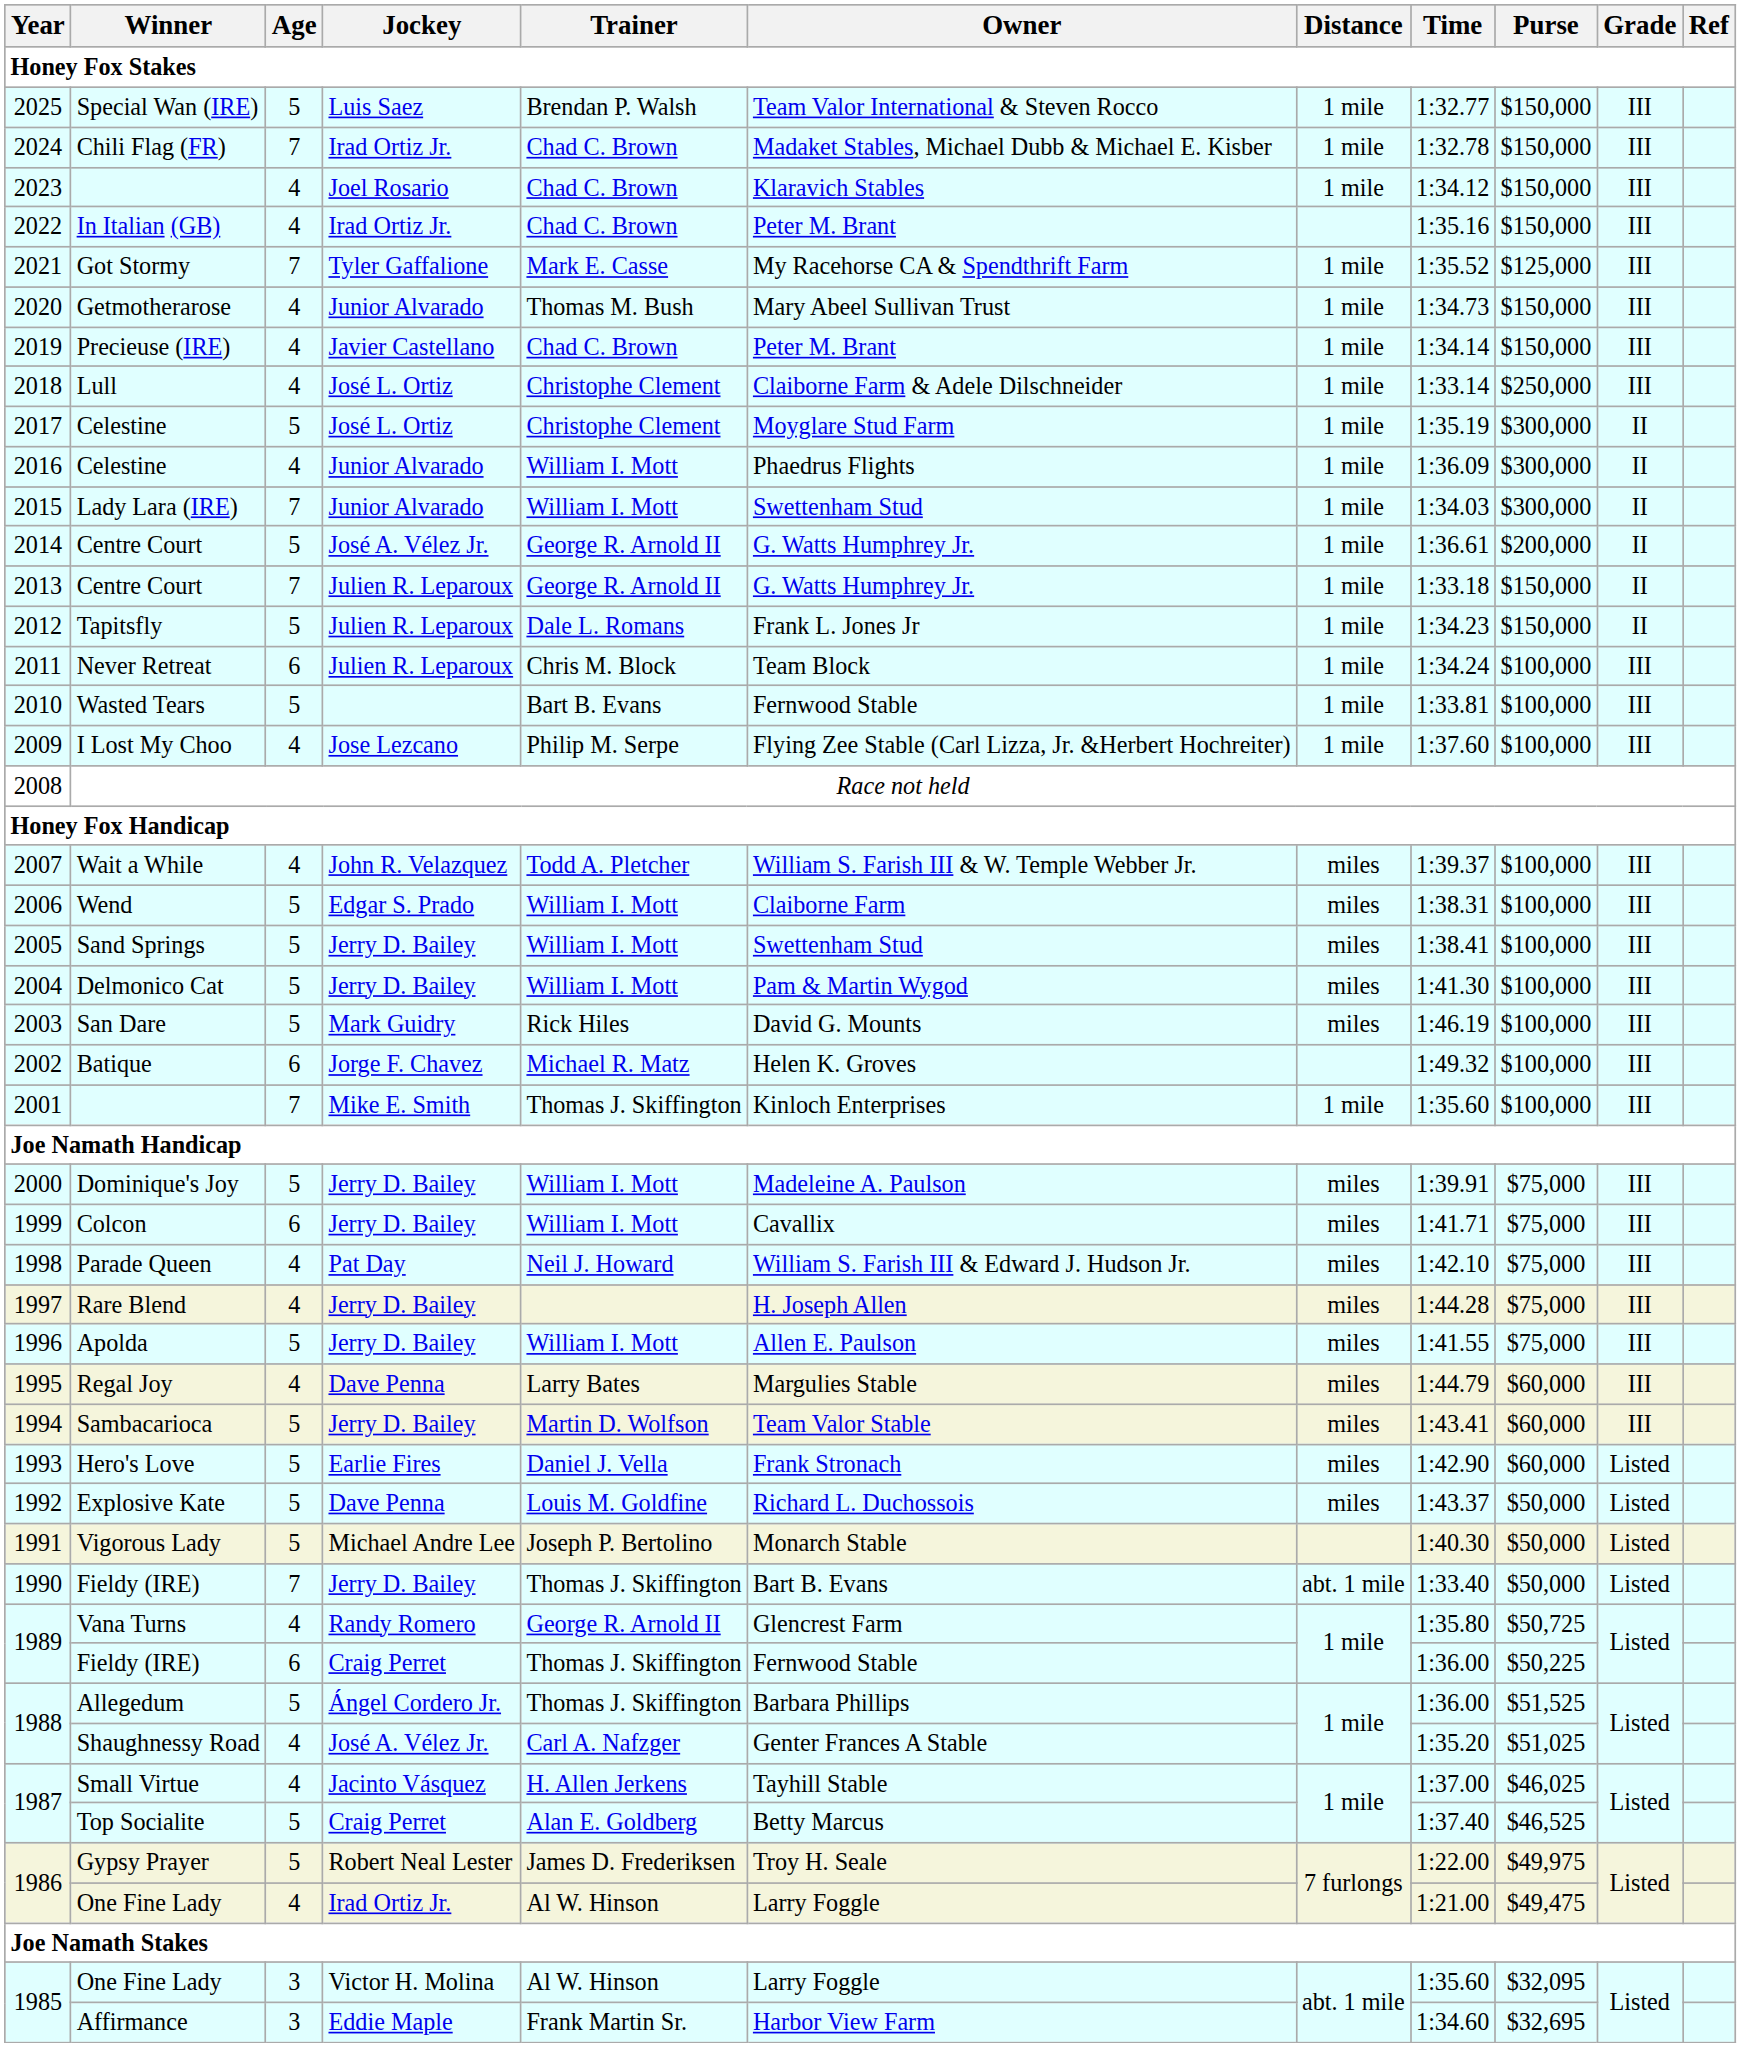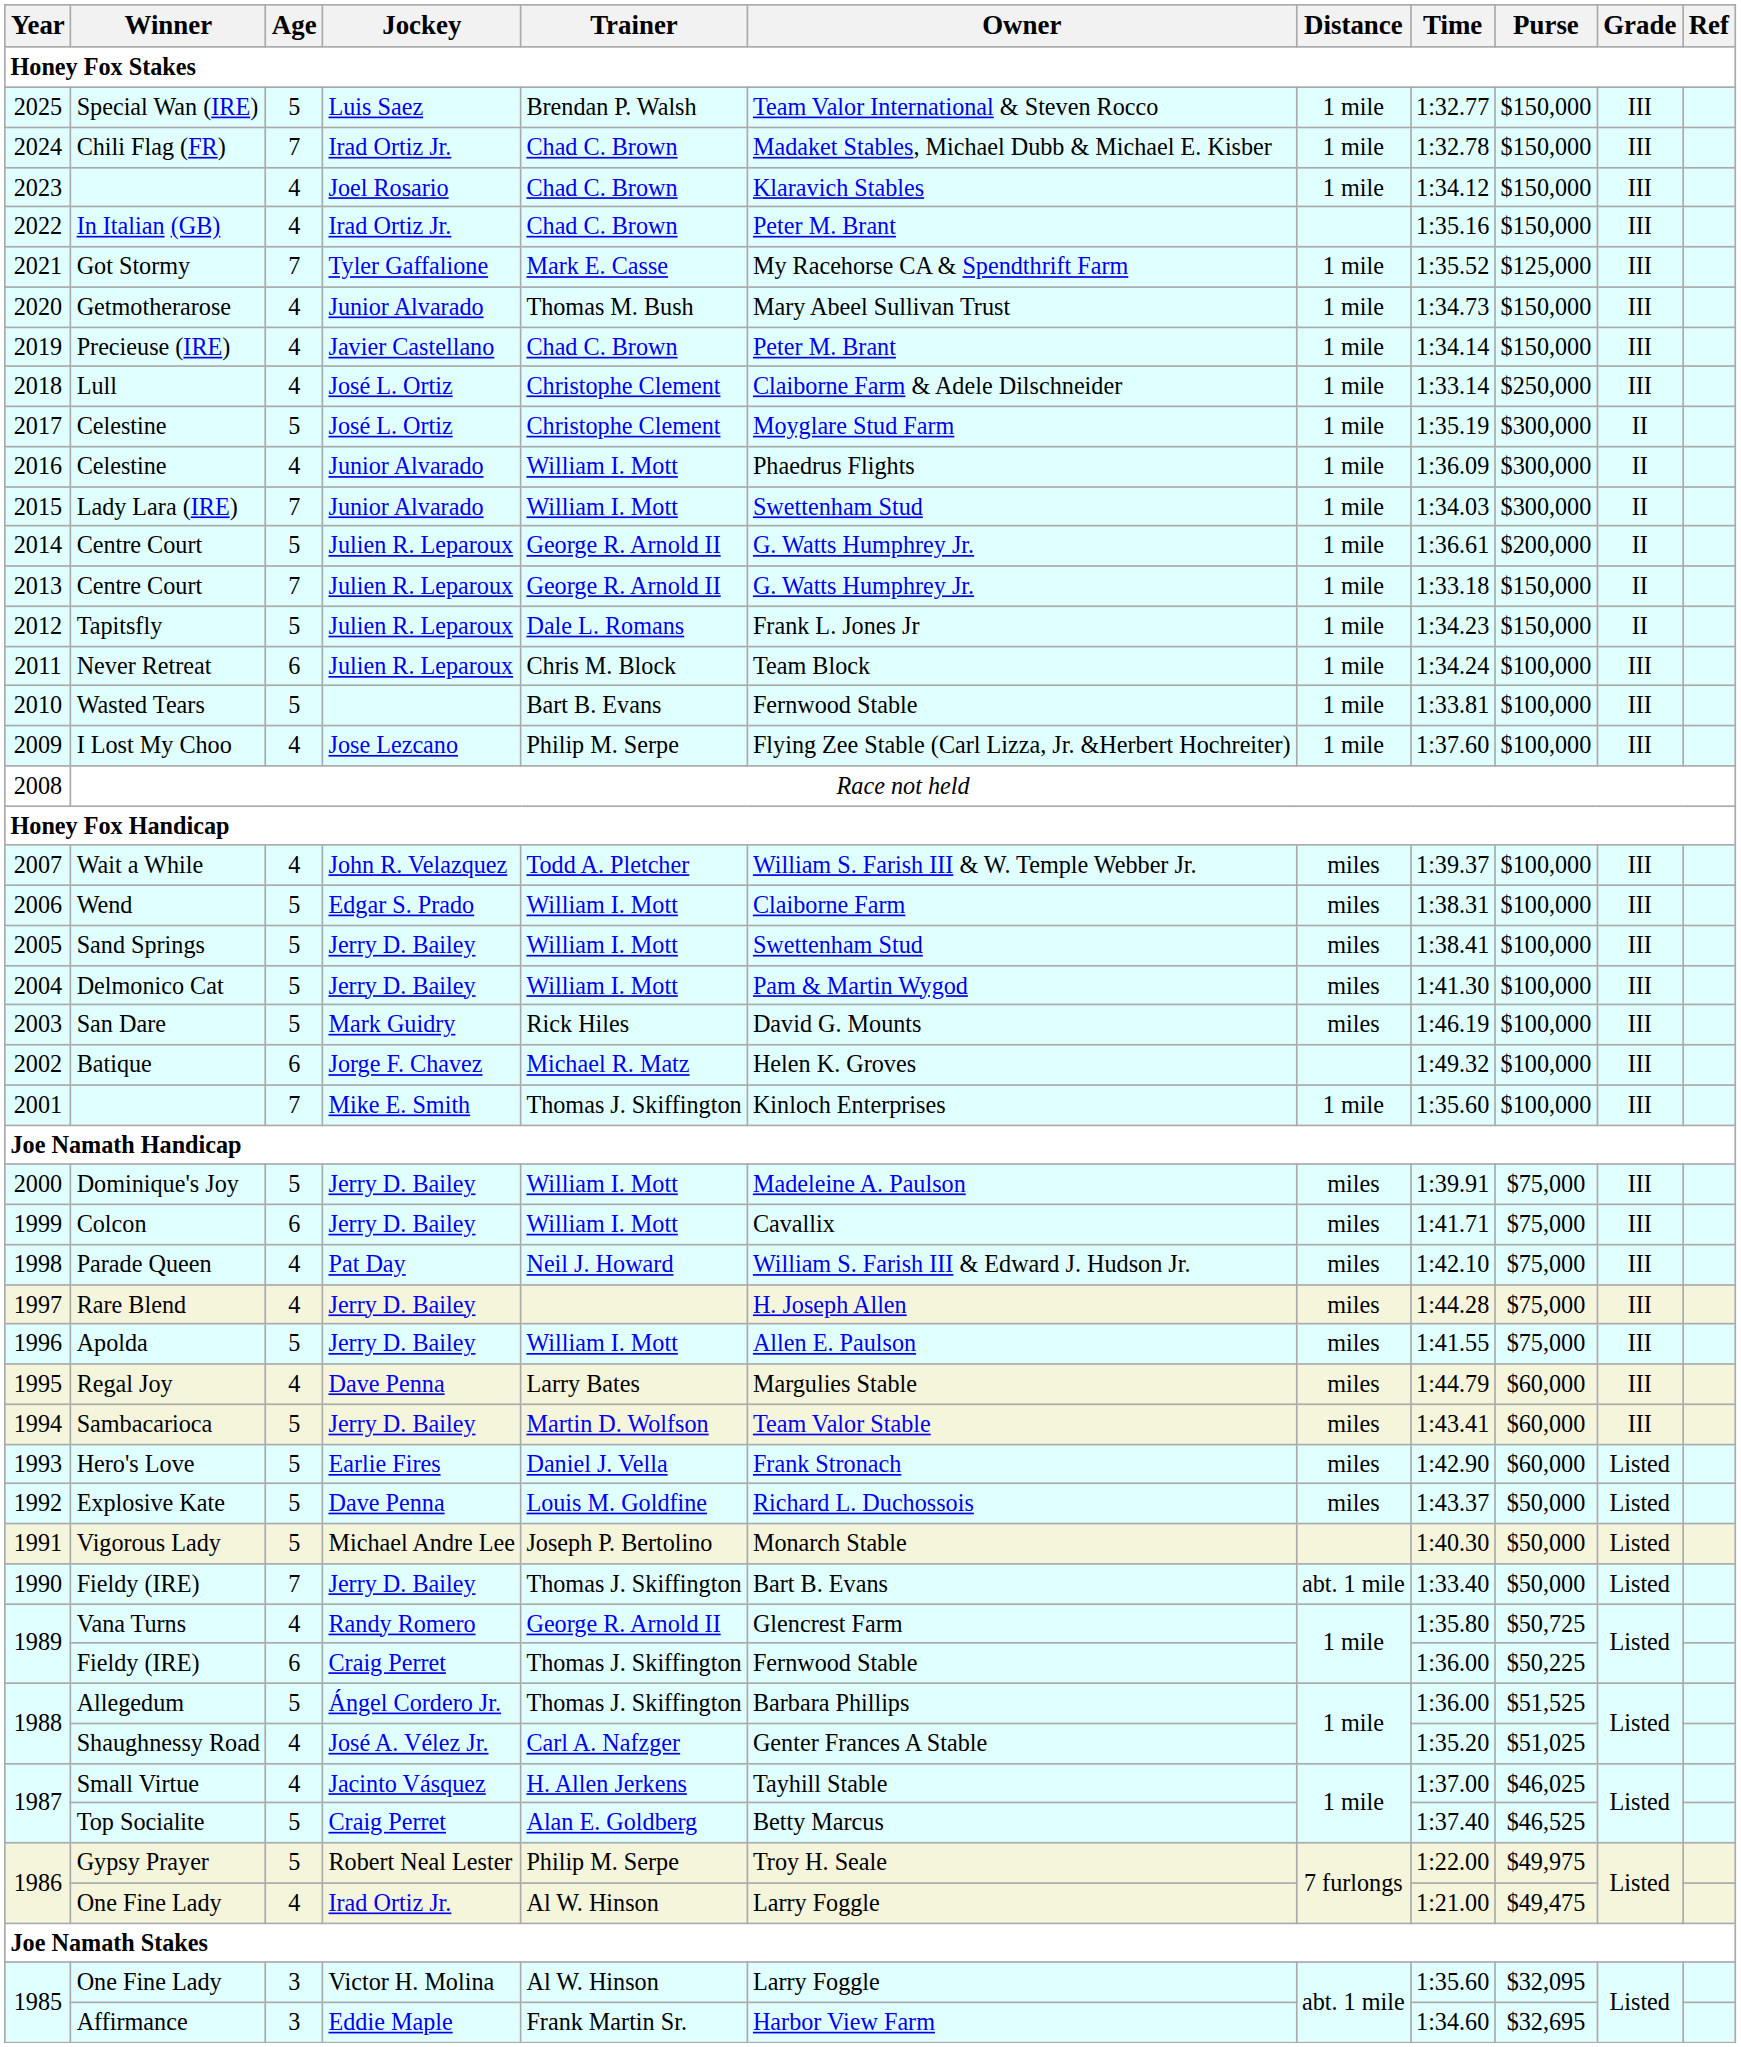(408, 545) José A. Vélez Jr. -> (421, 545) Julien R. Leparoux
(631, 1862) James D. Frederiksen -> (603, 1862) Philip M. Serpe
